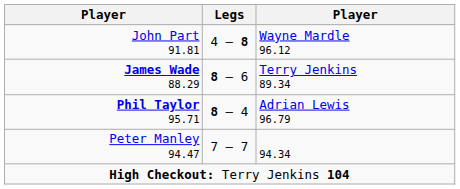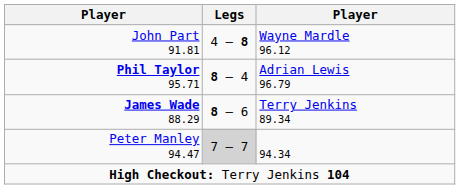rows swapped: (162, 77) <-> (158, 112)
(229, 146) no background -> (229, 146) lightgrey background
